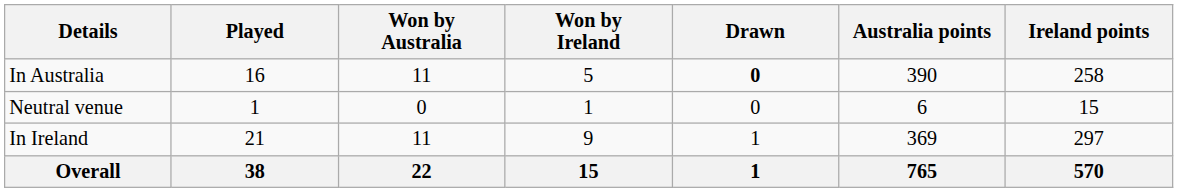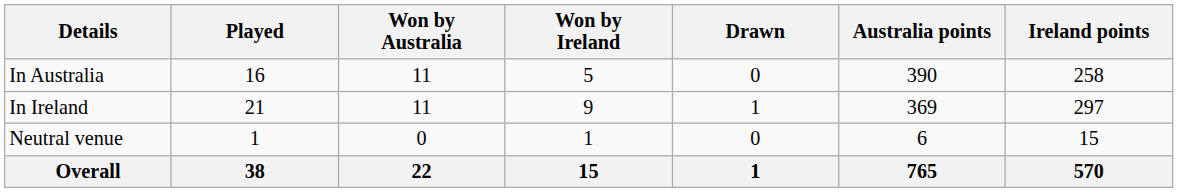(755, 75) bold -> (755, 75) normal
rows swapped: (49, 139) <-> (66, 107)
